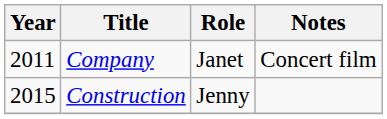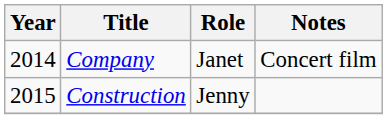(32, 58) 2011 -> (33, 58) 2014
